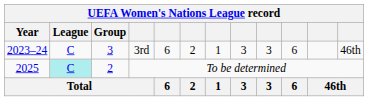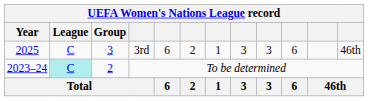(27, 50) 2023–24 -> (27, 50) 2025
(27, 68) 2025 -> (27, 68) 2023–24
